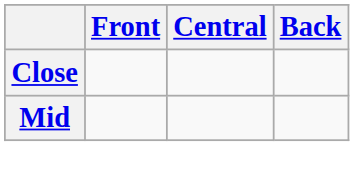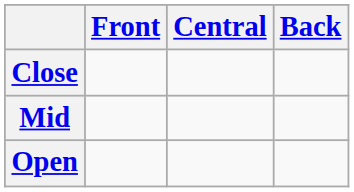+ row: (45, 162)
